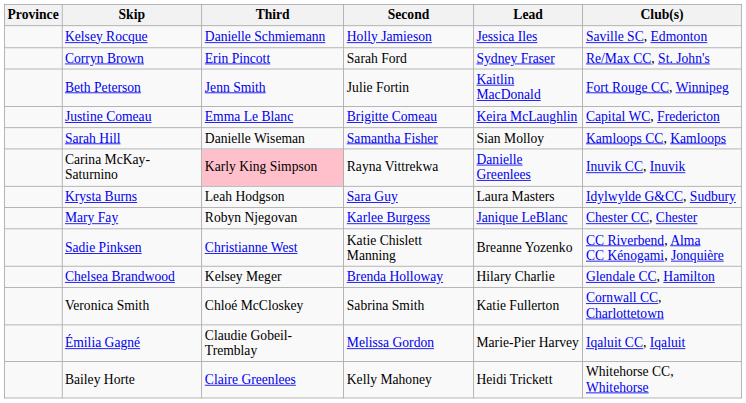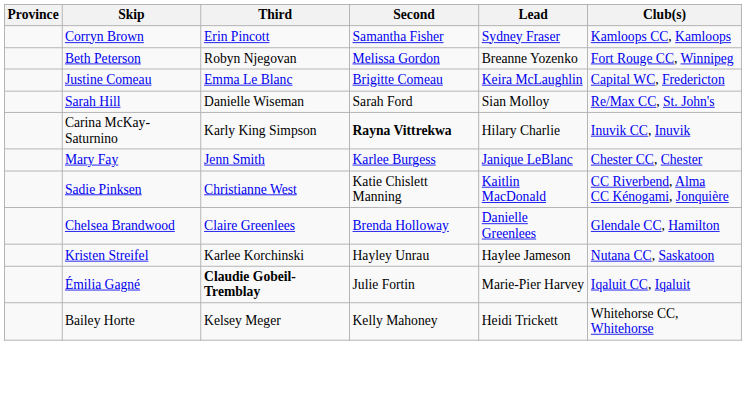- row: (106, 36)
(377, 58) Sarah Ford -> (398, 36) Samantha Fisher
(648, 58) Re/Max CC, St. John's -> (661, 36) Kamloops CC, Kamloops
(235, 87) Jenn Smith -> (250, 58) Robyn Njegovan
(378, 87) Julie Fortin -> (396, 58) Melissa Gordon
(509, 87) Kaitlin MacDonald -> (530, 58) Breanne Yozenko
(392, 138) Samantha Fisher -> (383, 101) Sarah Ford
(656, 138) Kamloops CC, Kamloops -> (653, 101) Re/Max CC, St. John's
(261, 167) pink background -> (260, 130) no background
(393, 167) normal -> (402, 130) bold
(504, 167) Danielle Greenlees -> (521, 130) Hilary Charlie
- row: (101, 196)
(251, 218) Robyn Njegovan -> (234, 159) Jenn Smith
(524, 247) Breanne Yozenko -> (514, 189) Kaitlin MacDonald
(243, 276) Kelsey Meger -> (250, 226) Claire Greenlees
(516, 276) Hilary Charlie -> (509, 226) Danielle Greenlees
- row: (107, 306)
+ row: (107, 255)
(248, 342) normal -> (250, 284) bold
(390, 342) Melissa Gordon -> (384, 284) Julie Fortin
(250, 379) Claire Greenlees -> (242, 321) Kelsey Meger
